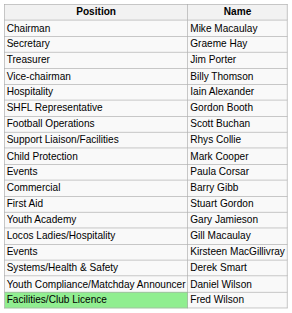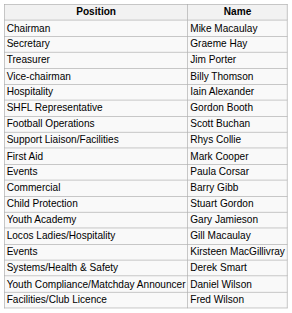(42, 156) Child Protection -> (25, 156) First Aid
(25, 204) First Aid -> (42, 204) Child Protection
(57, 300) lightgreen background -> (57, 300) no background
